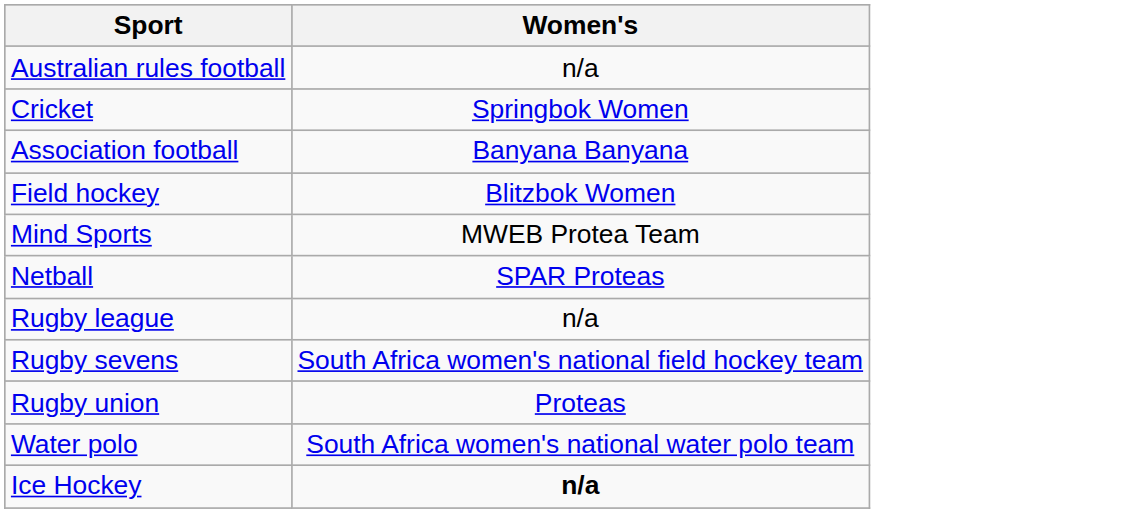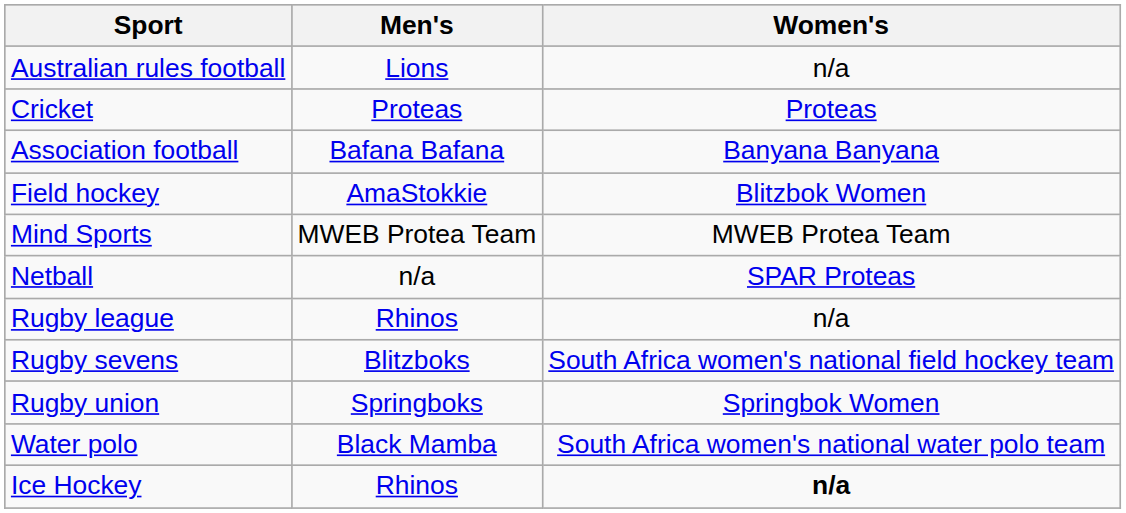+ column: (417, 25)
(580, 109) Springbok Women -> (831, 109) Proteas
(580, 402) Proteas -> (831, 402) Springbok Women
